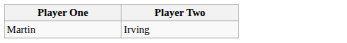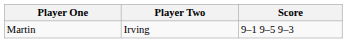+ column: (290, 12)
